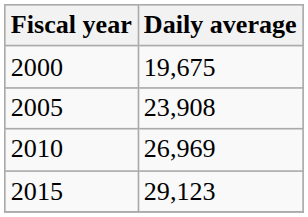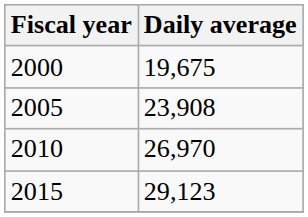(180, 149) 26,969 -> (180, 149) 26,970
